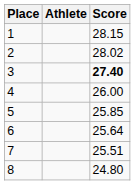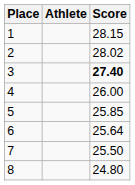(108, 151) 25.51 -> (108, 151) 25.50
